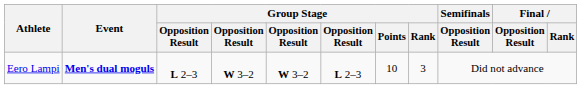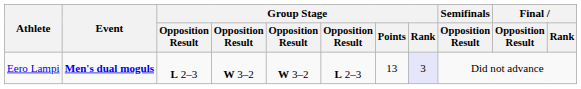(392, 68) 10 -> (392, 68) 13
(423, 68) no background -> (423, 68) lavender background
